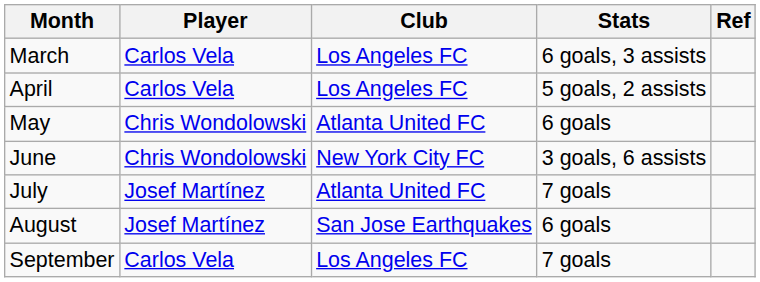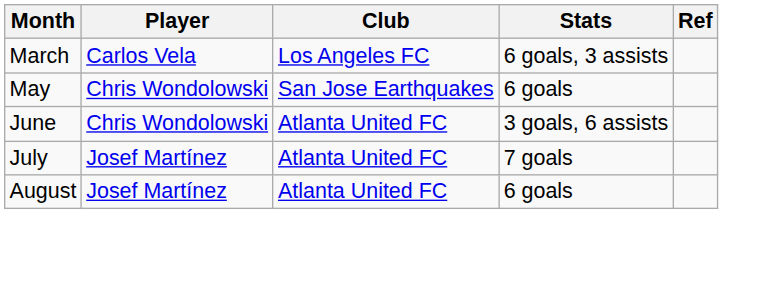- row: (31, 89)
(401, 123) Atlanta United FC -> (386, 89) San Jose Earthquakes
(400, 157) New York City FC -> (363, 123) Atlanta United FC
(424, 225) San Jose Earthquakes -> (363, 191) Atlanta United FC
- row: (62, 259)
